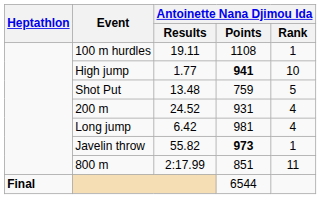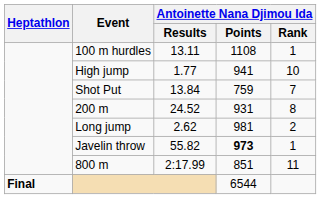(185, 52) 19.11 -> (185, 52) 13.11
(243, 71) bold -> (243, 71) normal
(185, 90) 13.48 -> (185, 90) 13.84
(293, 90) 5 -> (293, 90) 7
(293, 109) 4 -> (293, 109) 8
(185, 128) 6.42 -> (185, 128) 2.62
(293, 128) 4 -> (293, 128) 2
